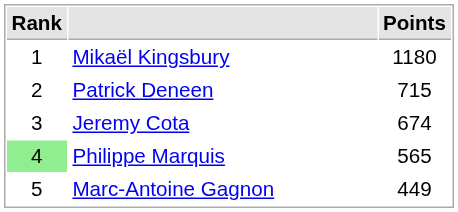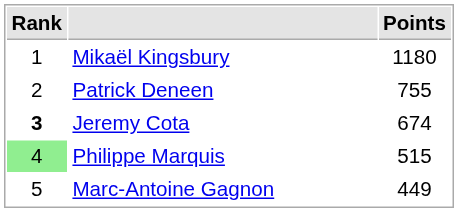(414, 90) 715 -> (414, 90) 755
(37, 123) normal -> (37, 123) bold
(414, 156) 565 -> (414, 156) 515
